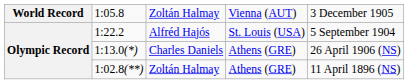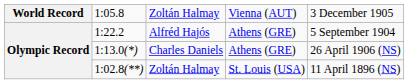(267, 32) St. Louis (USA) -> (262, 32) Athens (GRE)
(262, 69) Athens (GRE) -> (267, 69) St. Louis (USA)
